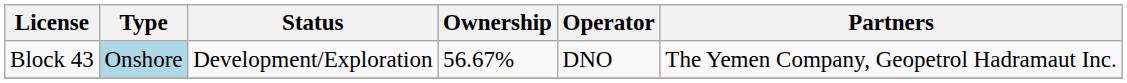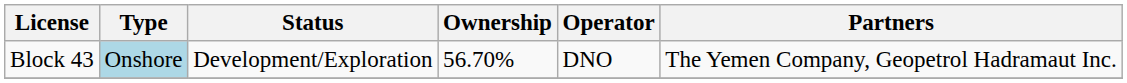(479, 59) 56.67% -> (479, 59) 56.70%
